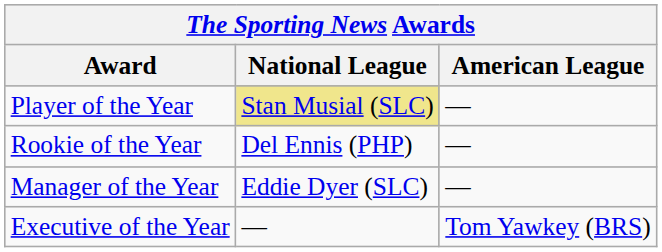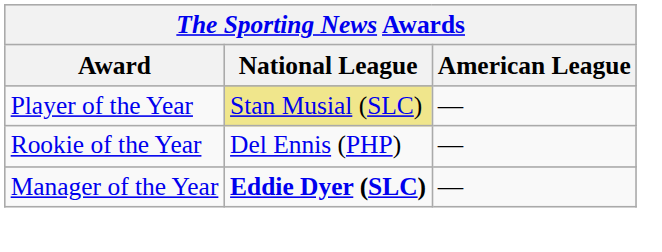(335, 186) normal -> (328, 186) bold
- row: (120, 226)
